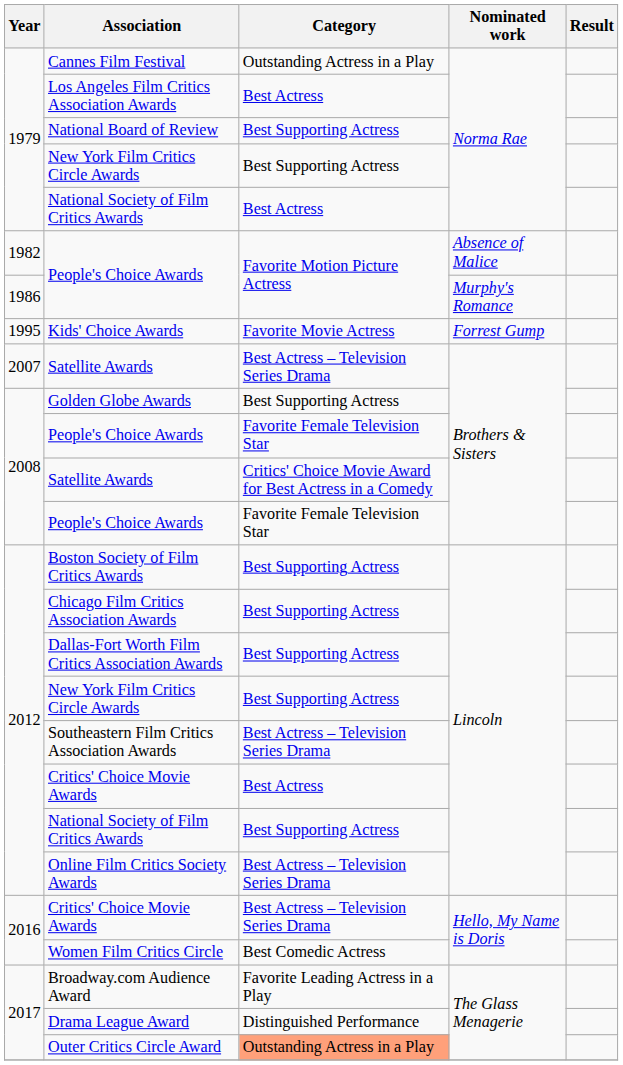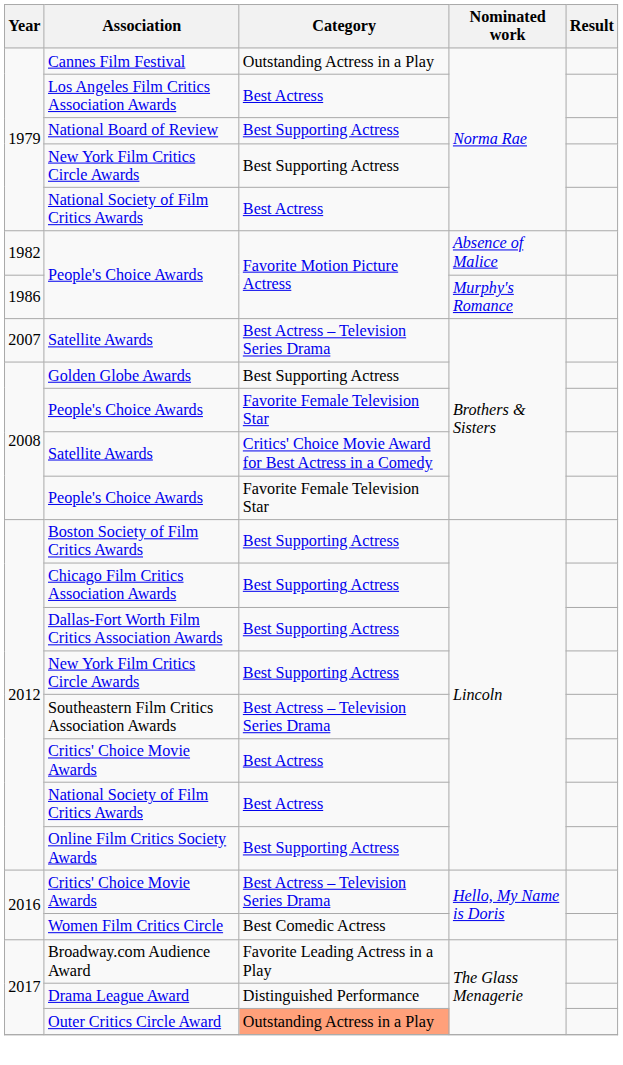- row: (24, 331)
(321, 829) Best Supporting Actress -> (283, 804) Best Actress
(325, 873) Best Actress – Television Series Drama -> (321, 848) Best Supporting Actress
